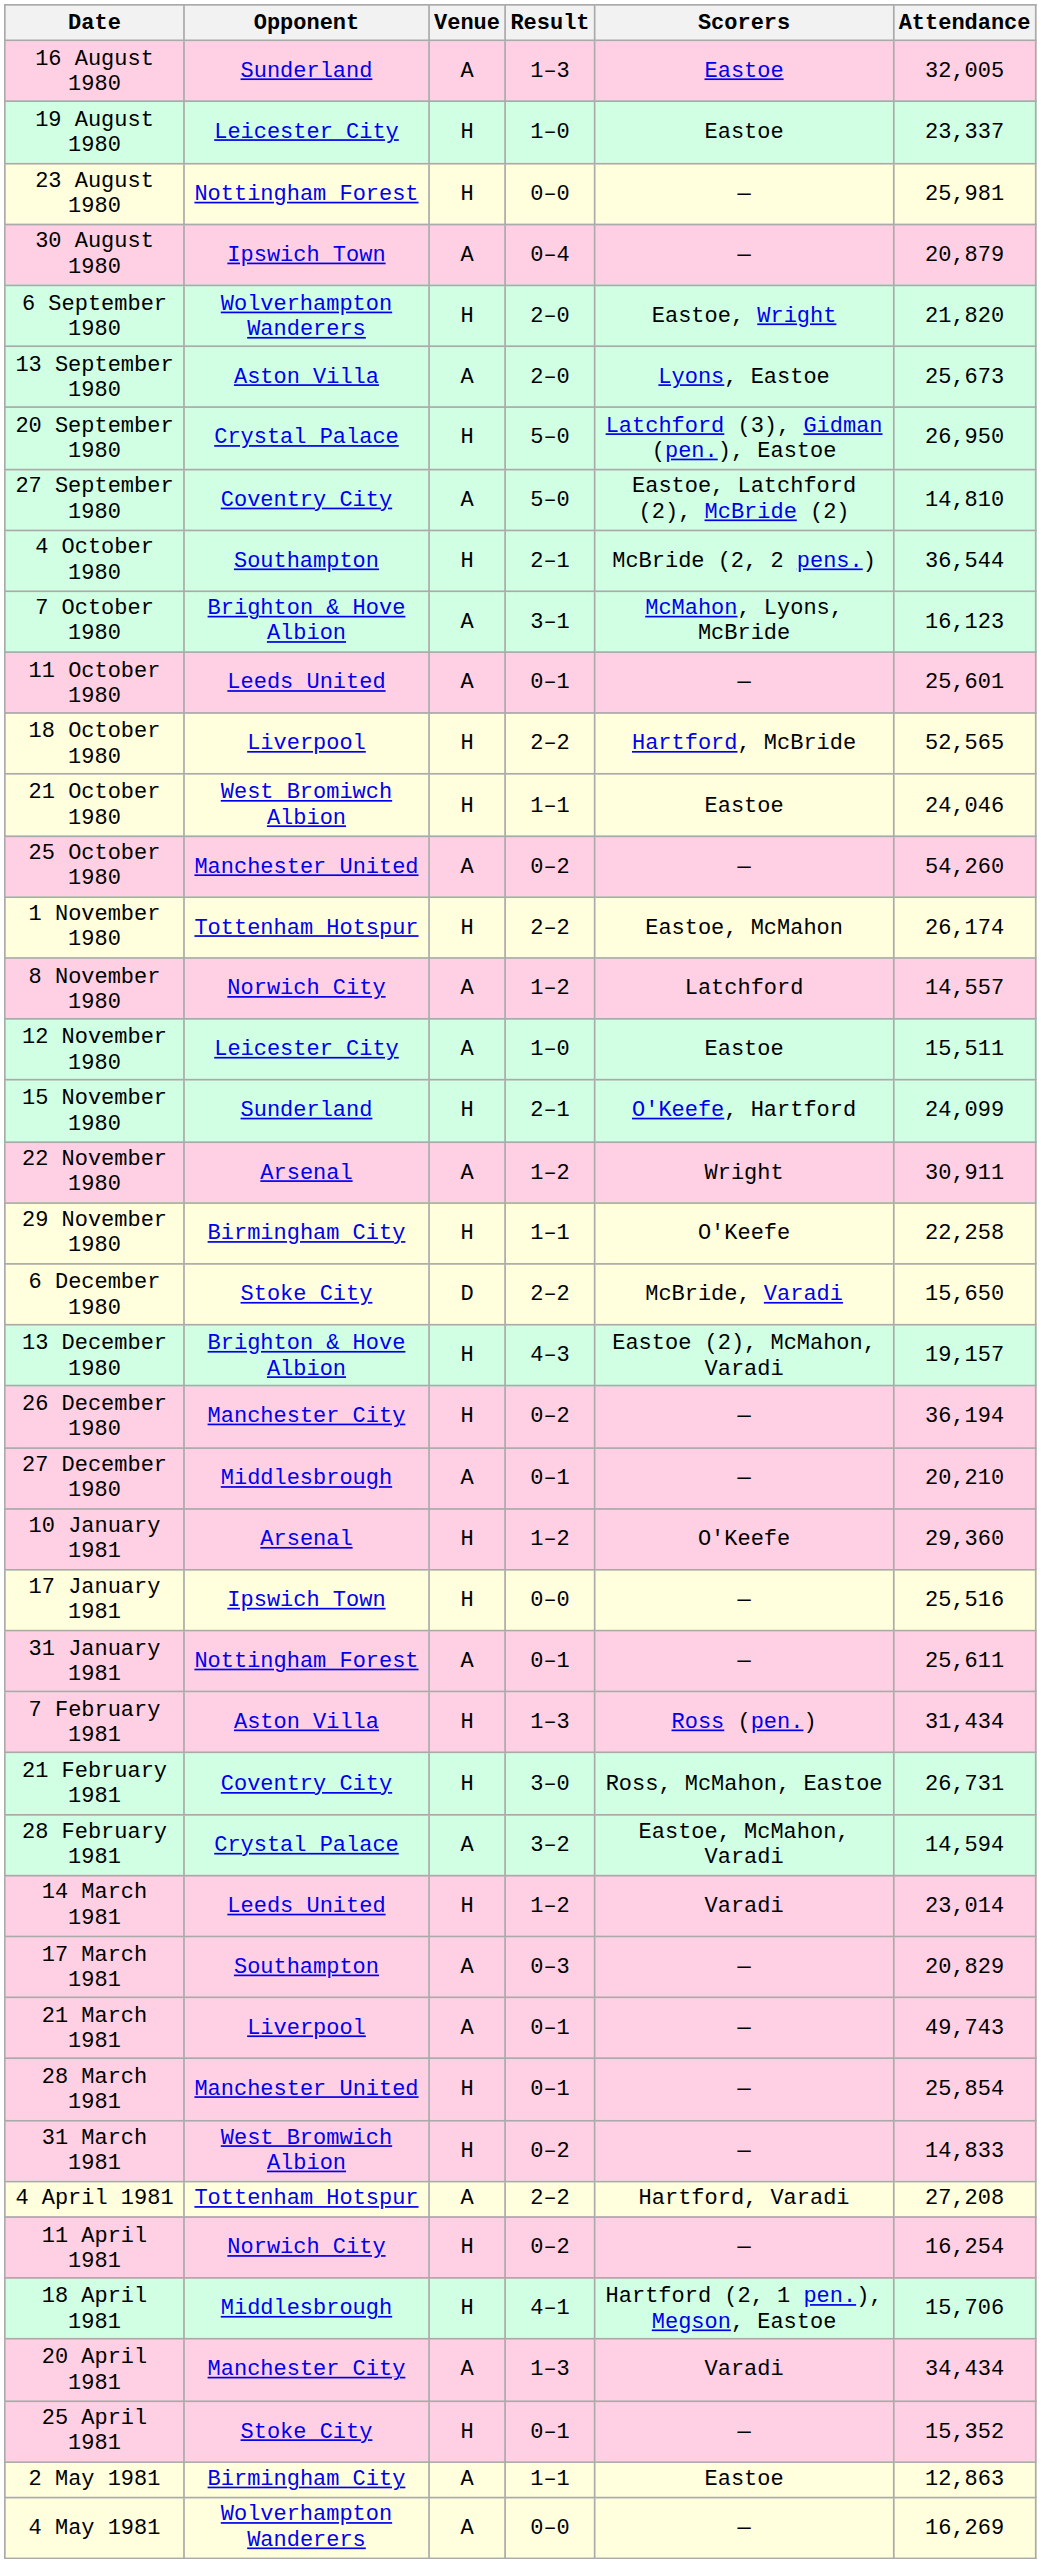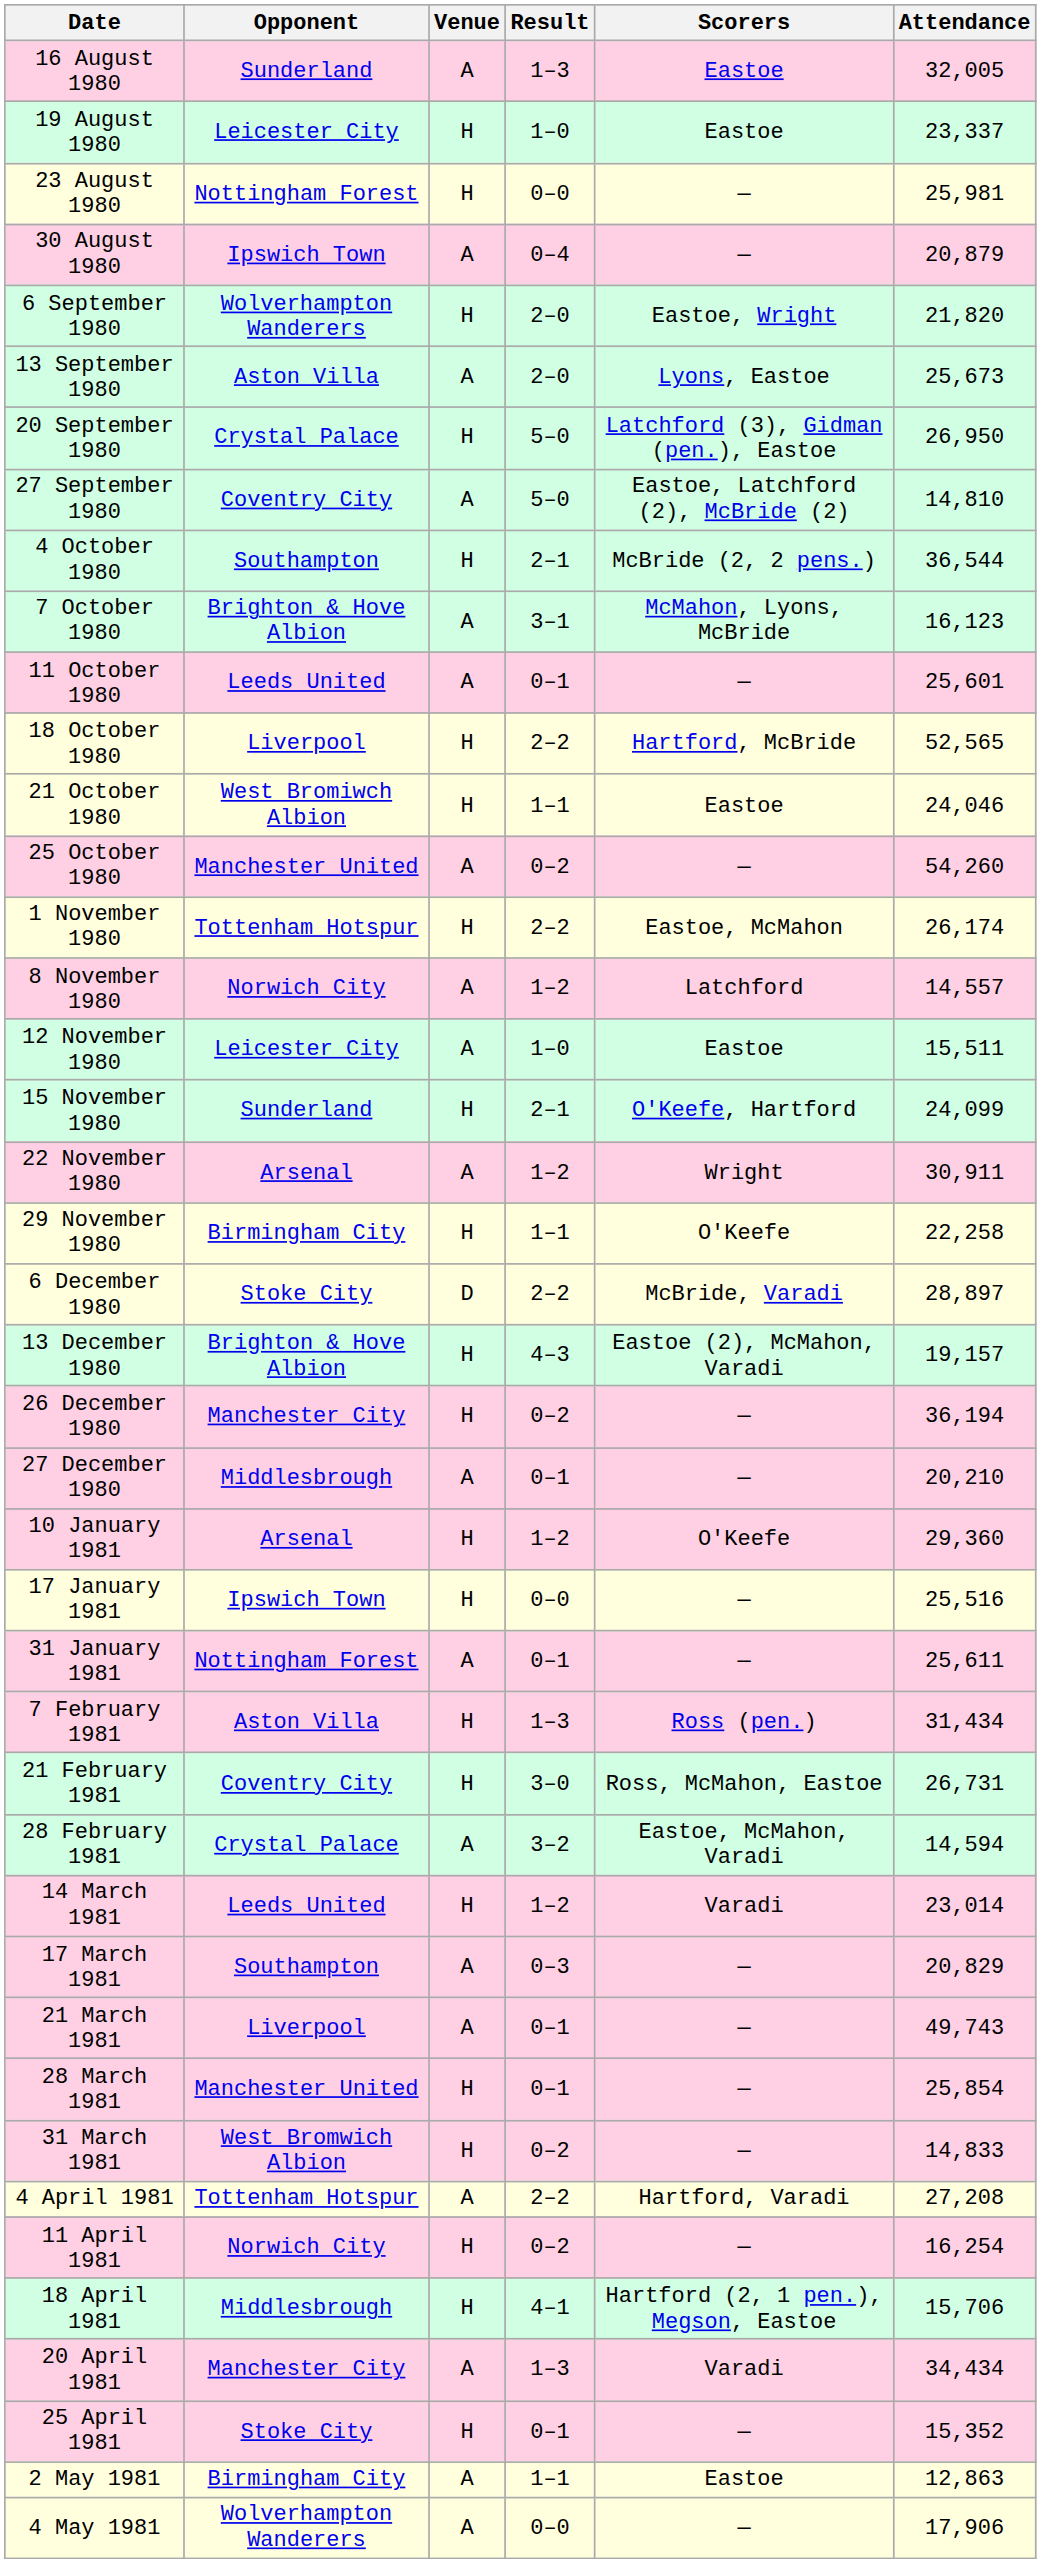(965, 1294) 15,650 -> (965, 1294) 28,897
(965, 2528) 16,269 -> (965, 2528) 17,906
